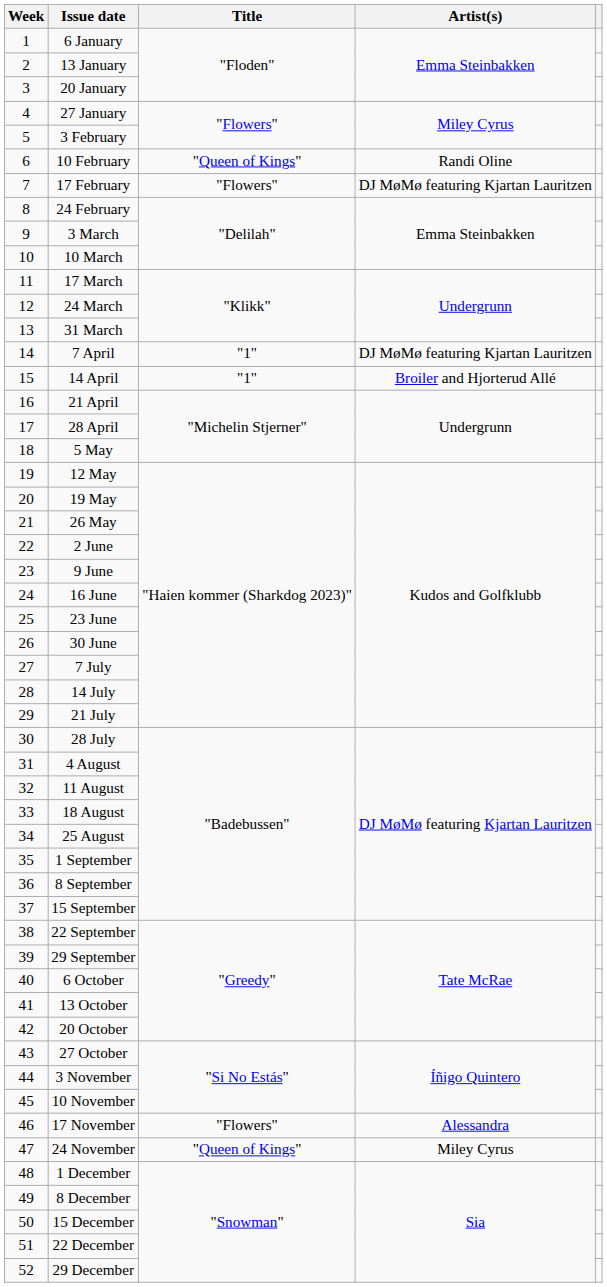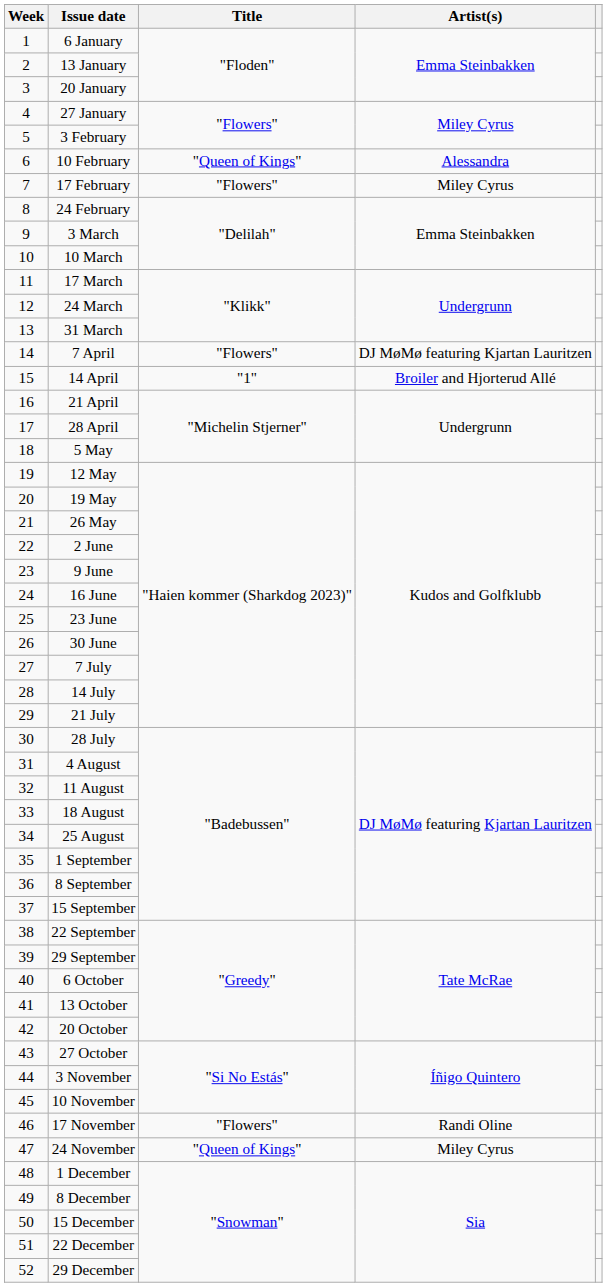(475, 161) Randi Oline -> (475, 161) Alessandra
(475, 185) DJ MøMø featuring Kjartan Lauritzen -> (475, 185) Miley Cyrus
(247, 354) "1" -> (247, 354) "Flowers"
(475, 1125) Alessandra -> (475, 1125) Randi Oline
